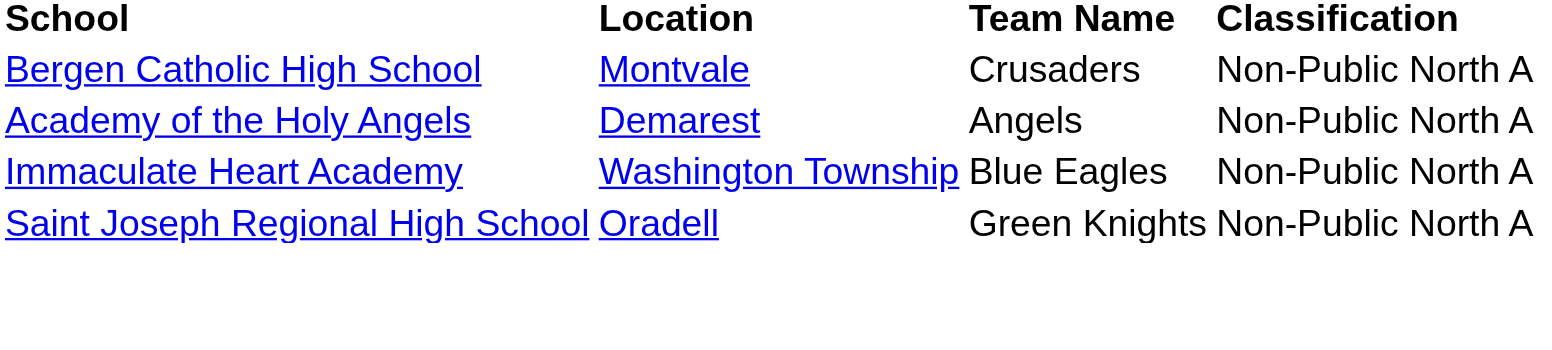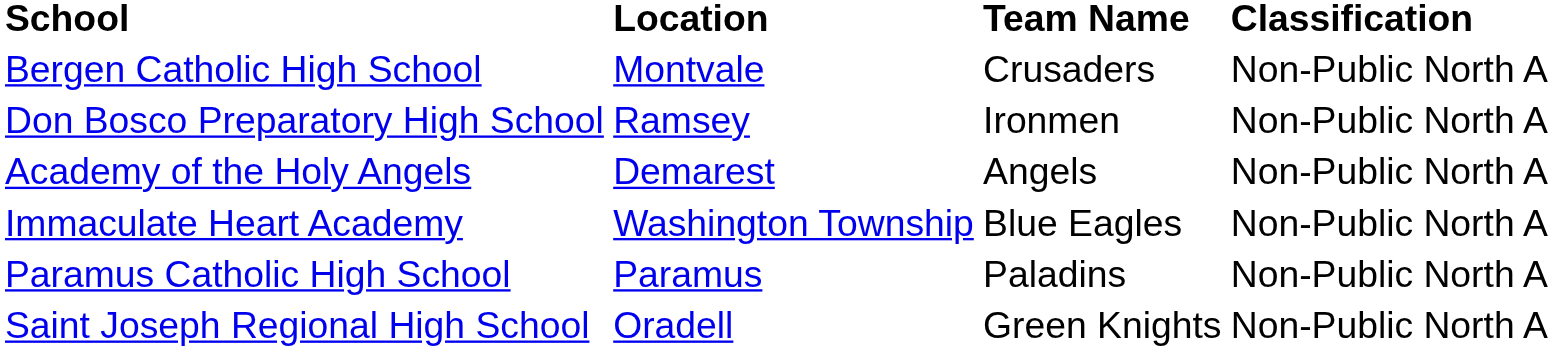+ row: (304, 120)
+ row: (258, 274)
